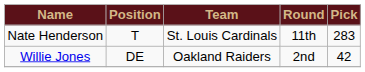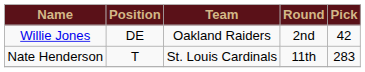rows swapped: (55, 56) <-> (55, 35)
